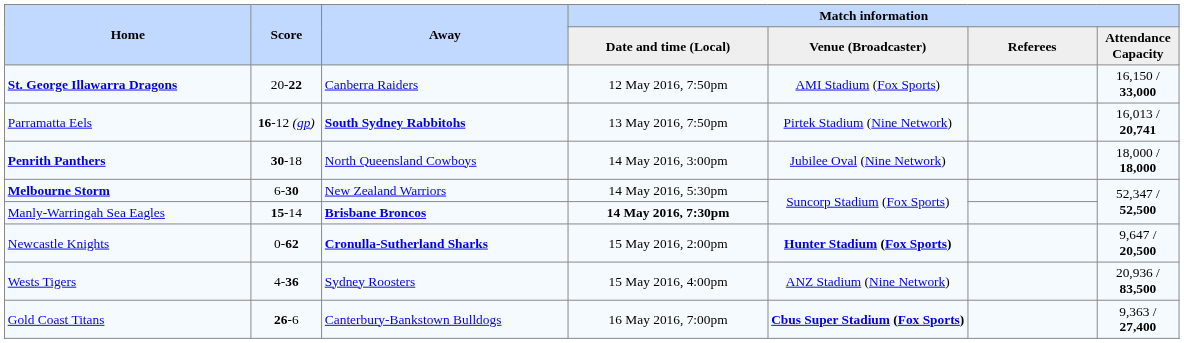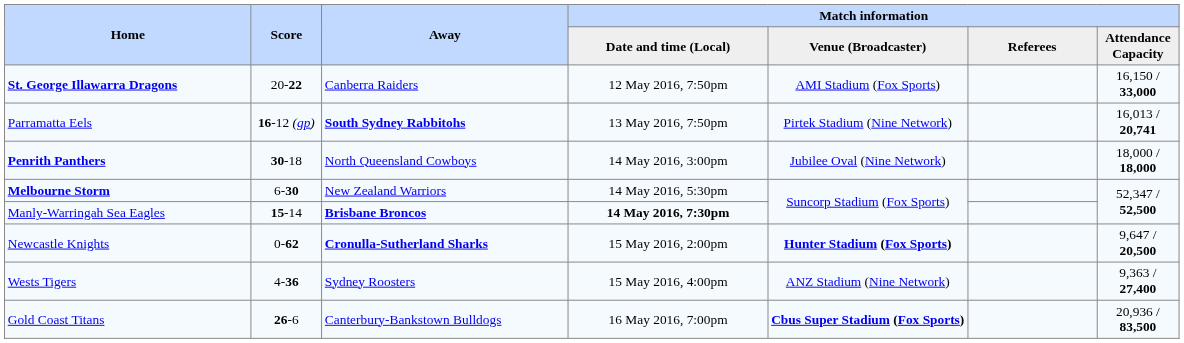(1138, 281) 20,936 / 83,500 -> (1138, 281) 9,363 / 27,400
(1138, 319) 9,363 / 27,400 -> (1138, 319) 20,936 / 83,500
